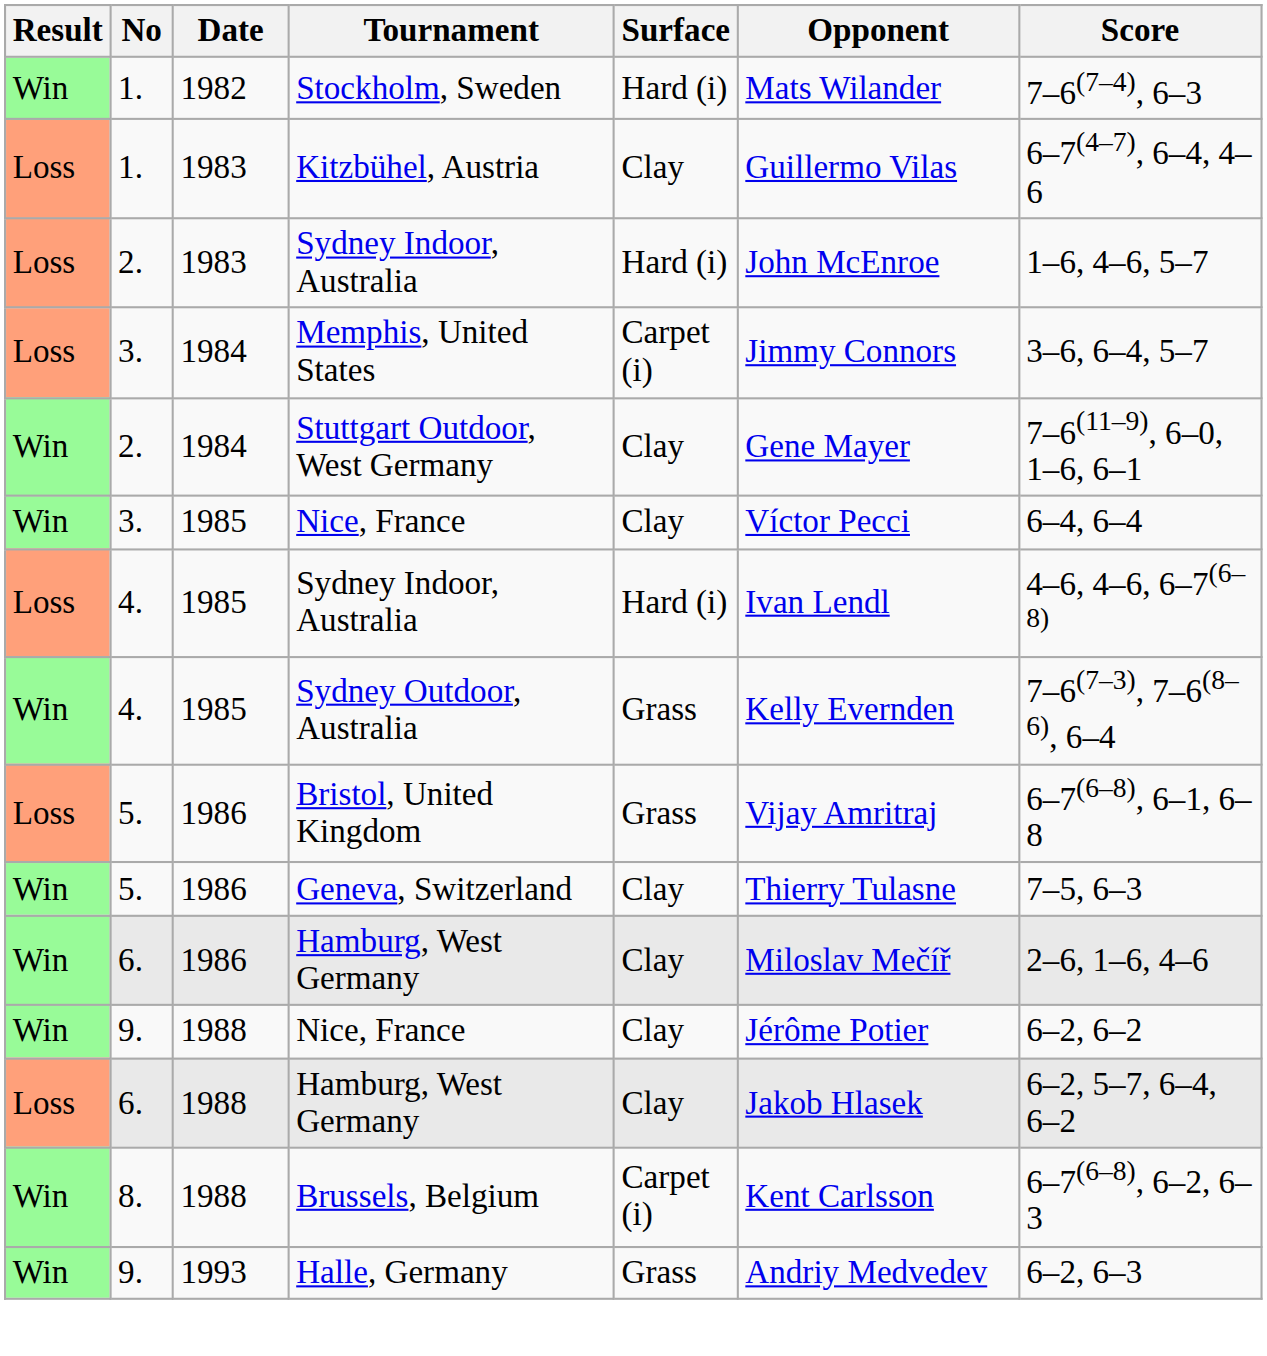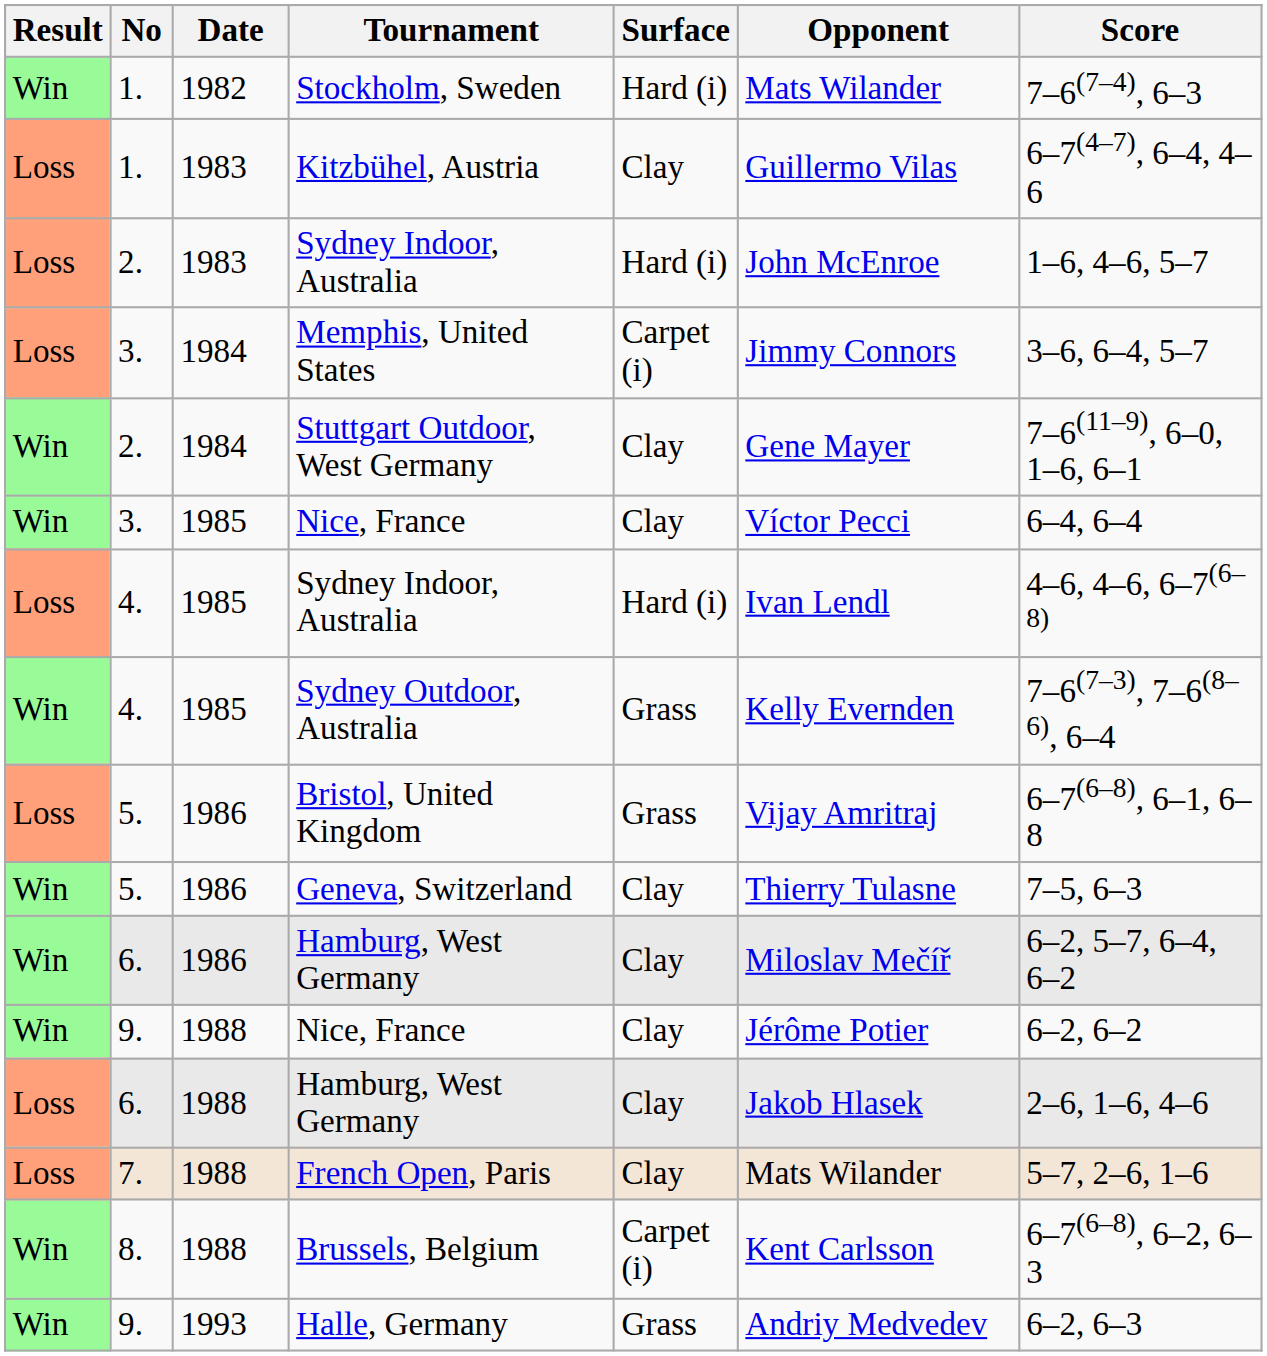(1117, 959) 2–6, 1–6, 4–6 -> (1122, 959) 6–2, 5–7, 6–4, 6–2
(1122, 1101) 6–2, 5–7, 6–4, 6–2 -> (1117, 1101) 2–6, 1–6, 4–6
+ row: (214, 1173)
